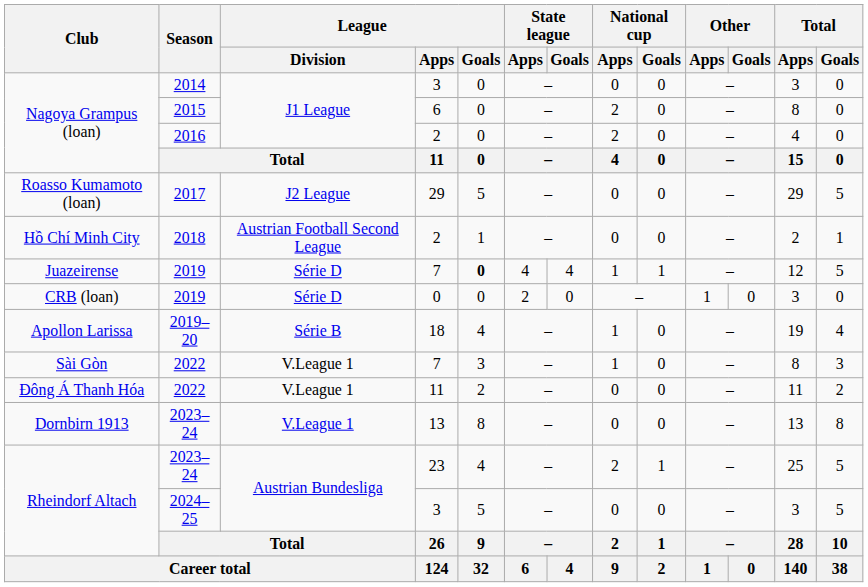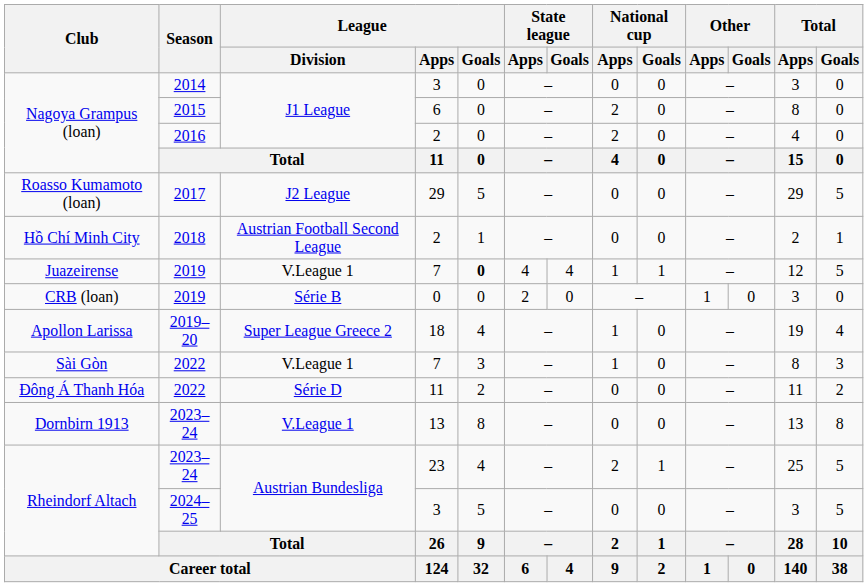(318, 271) Série D -> (318, 271) V.League 1
(318, 296) Série D -> (318, 296) Série B
(318, 330) Série B -> (318, 330) Super League Greece 2
(318, 389) V.League 1 -> (318, 389) Série D
